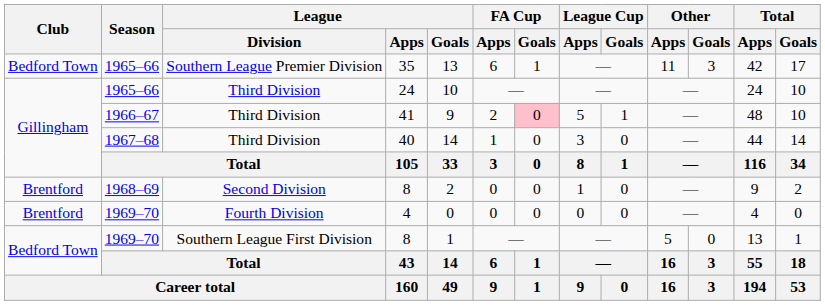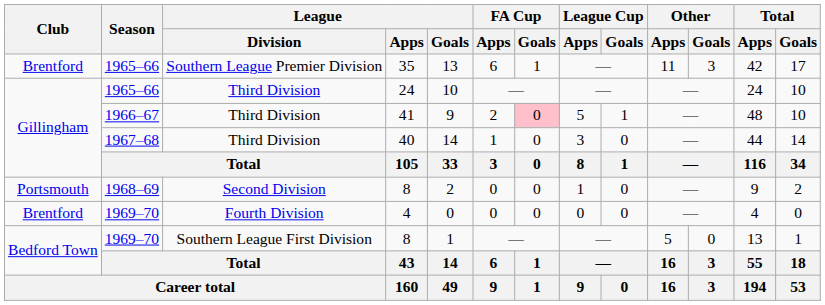(53, 66) Bedford Town -> (53, 66) Brentford
(53, 189) Brentford -> (53, 189) Portsmouth
